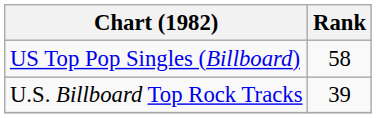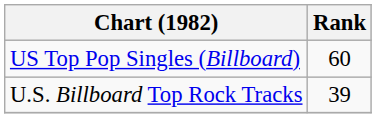(339, 58) 58 -> (339, 58) 60
